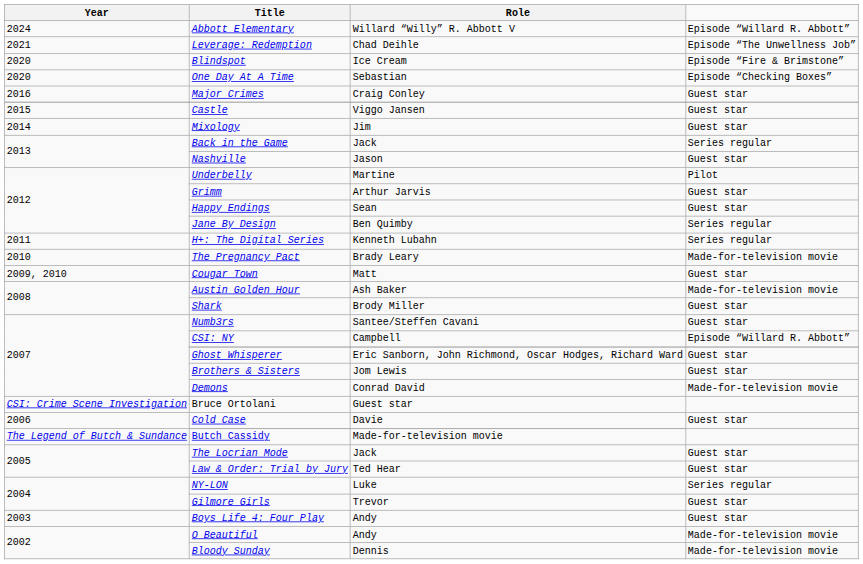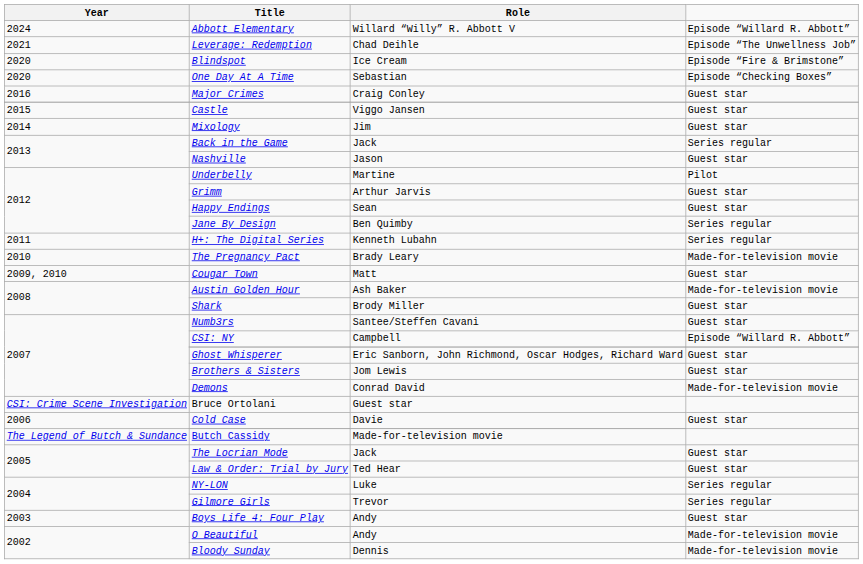(718, 502) Guest star -> (730, 502) Series regular
